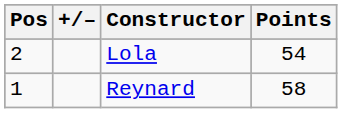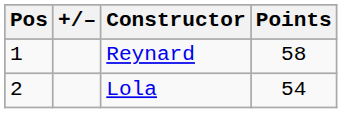rows swapped: (151, 90) <-> (132, 56)
